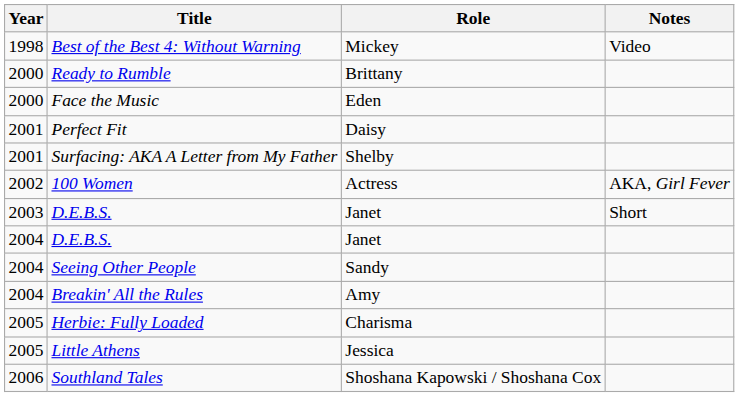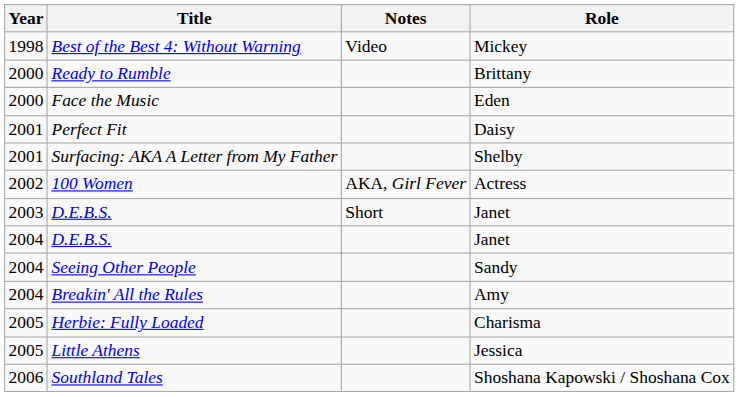columns swapped: (473, 18) <-> (669, 18)
